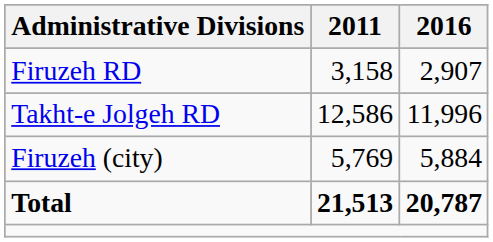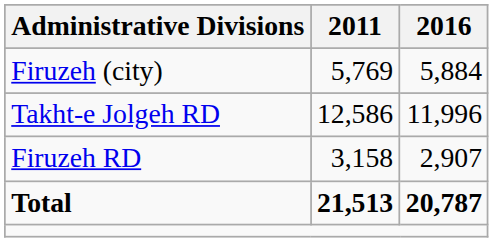rows swapped: (76, 70) <-> (87, 158)
